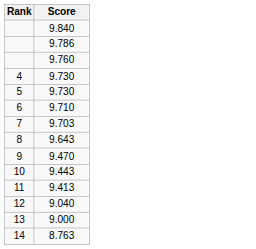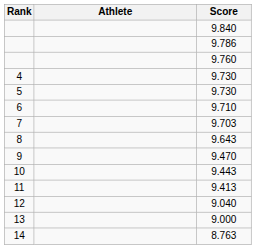+ column: (115, 12)
